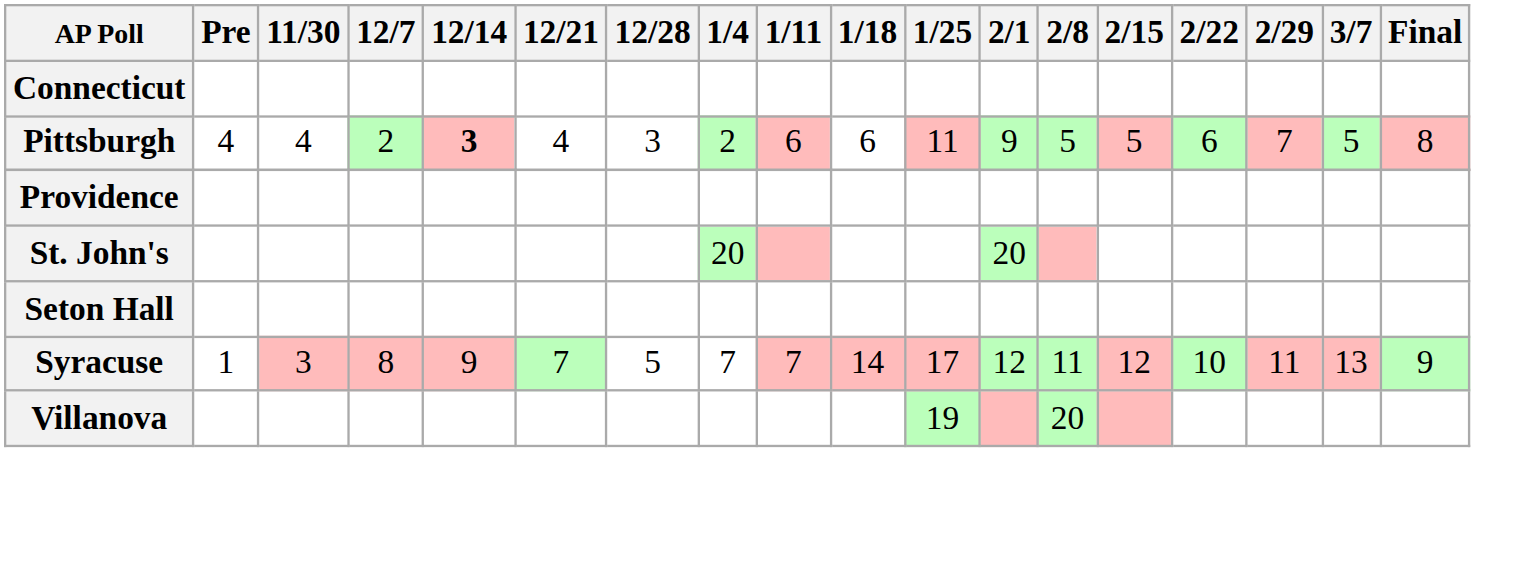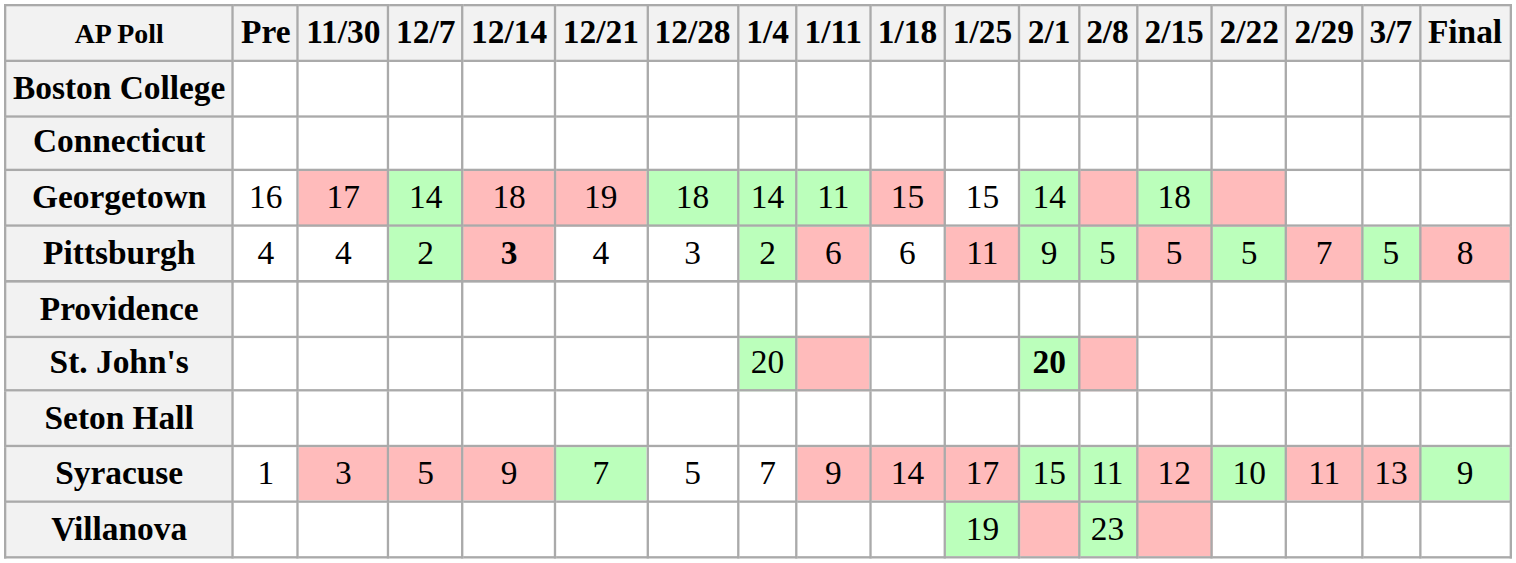+ row: (119, 87)
+ row: (119, 197)
(1209, 142) 6 -> (1249, 252) 5
(1009, 252) normal -> (1049, 363) bold
(386, 363) 8 -> (426, 473) 5
(793, 363) 7 -> (833, 473) 9
(1009, 363) 12 -> (1049, 473) 15
(1068, 418) 20 -> (1107, 528) 23
